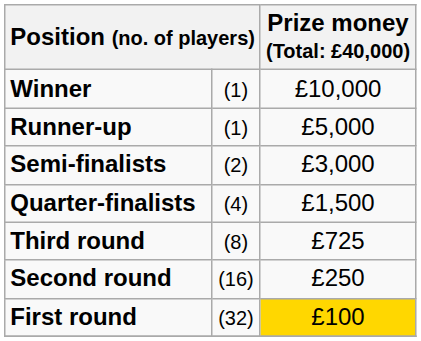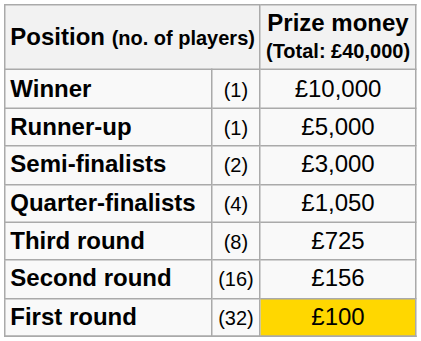(338, 202) £1,500 -> (338, 202) £1,050
(338, 278) £250 -> (338, 278) £156
